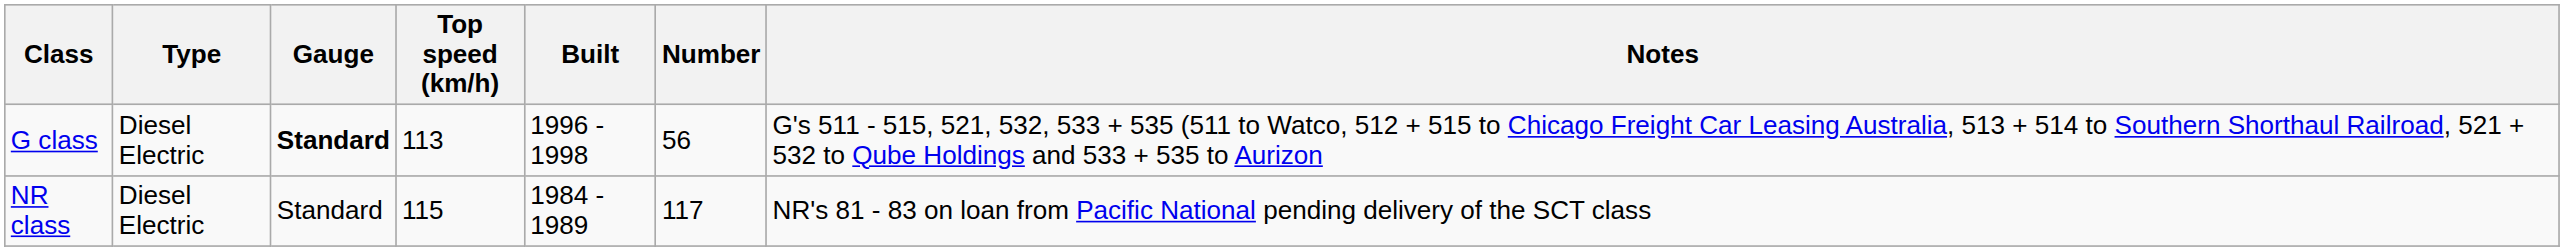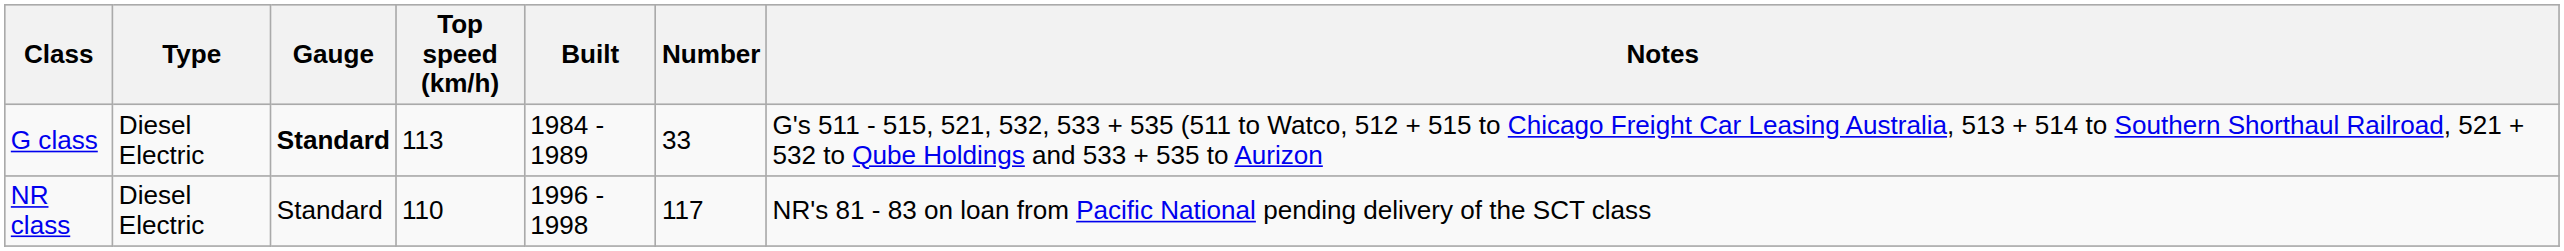(567, 139) 1996 - 1998 -> (567, 139) 1984 - 1989
(676, 139) 56 -> (676, 139) 33
(423, 210) 115 -> (423, 210) 110
(567, 210) 1984 - 1989 -> (567, 210) 1996 - 1998
